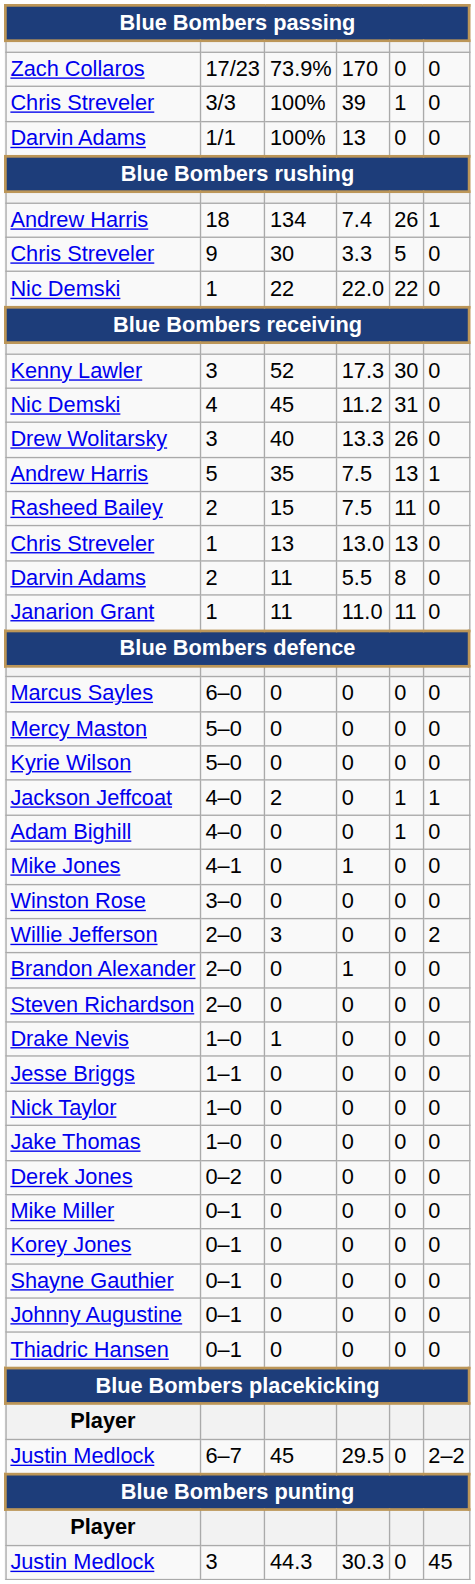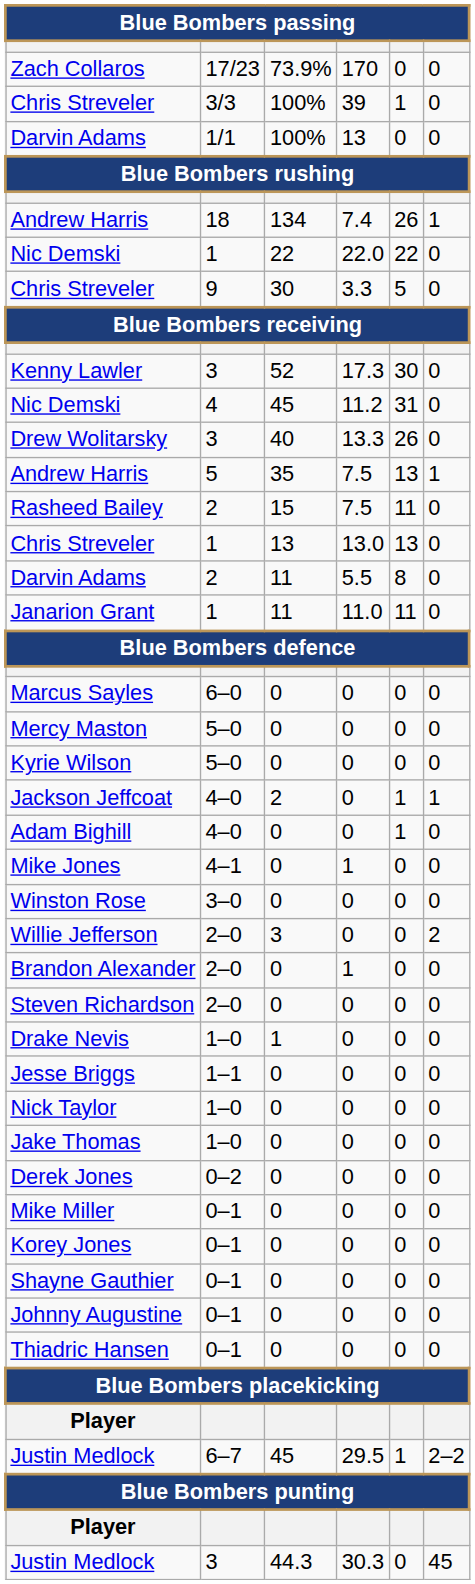rows swapped: (82, 254) <-> (65, 288)
(400, 1455) 0 -> (400, 1455) 1
